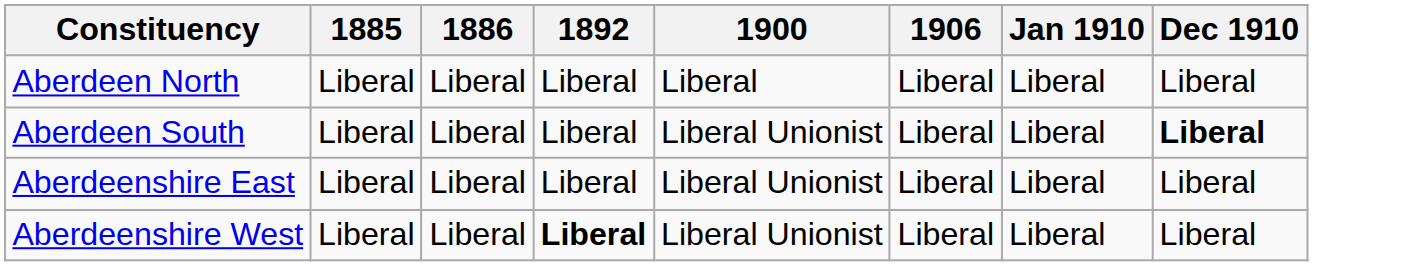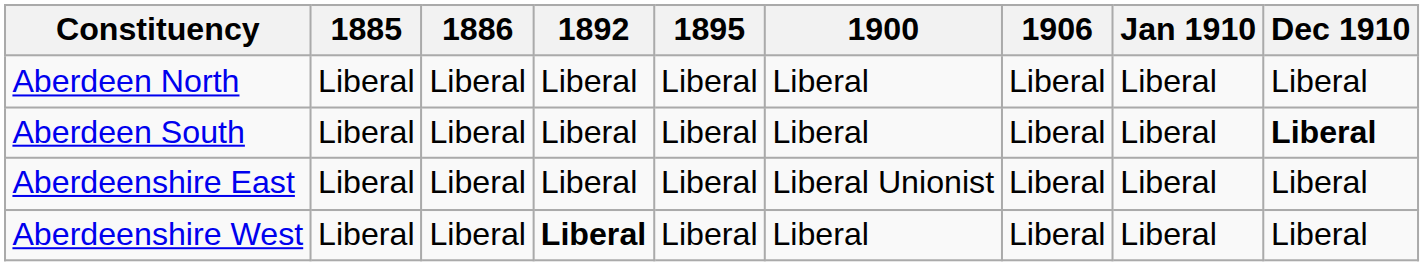+ column: (709, 30)
(772, 132) Liberal Unionist -> (821, 132) Liberal
(772, 234) Liberal Unionist -> (821, 234) Liberal
